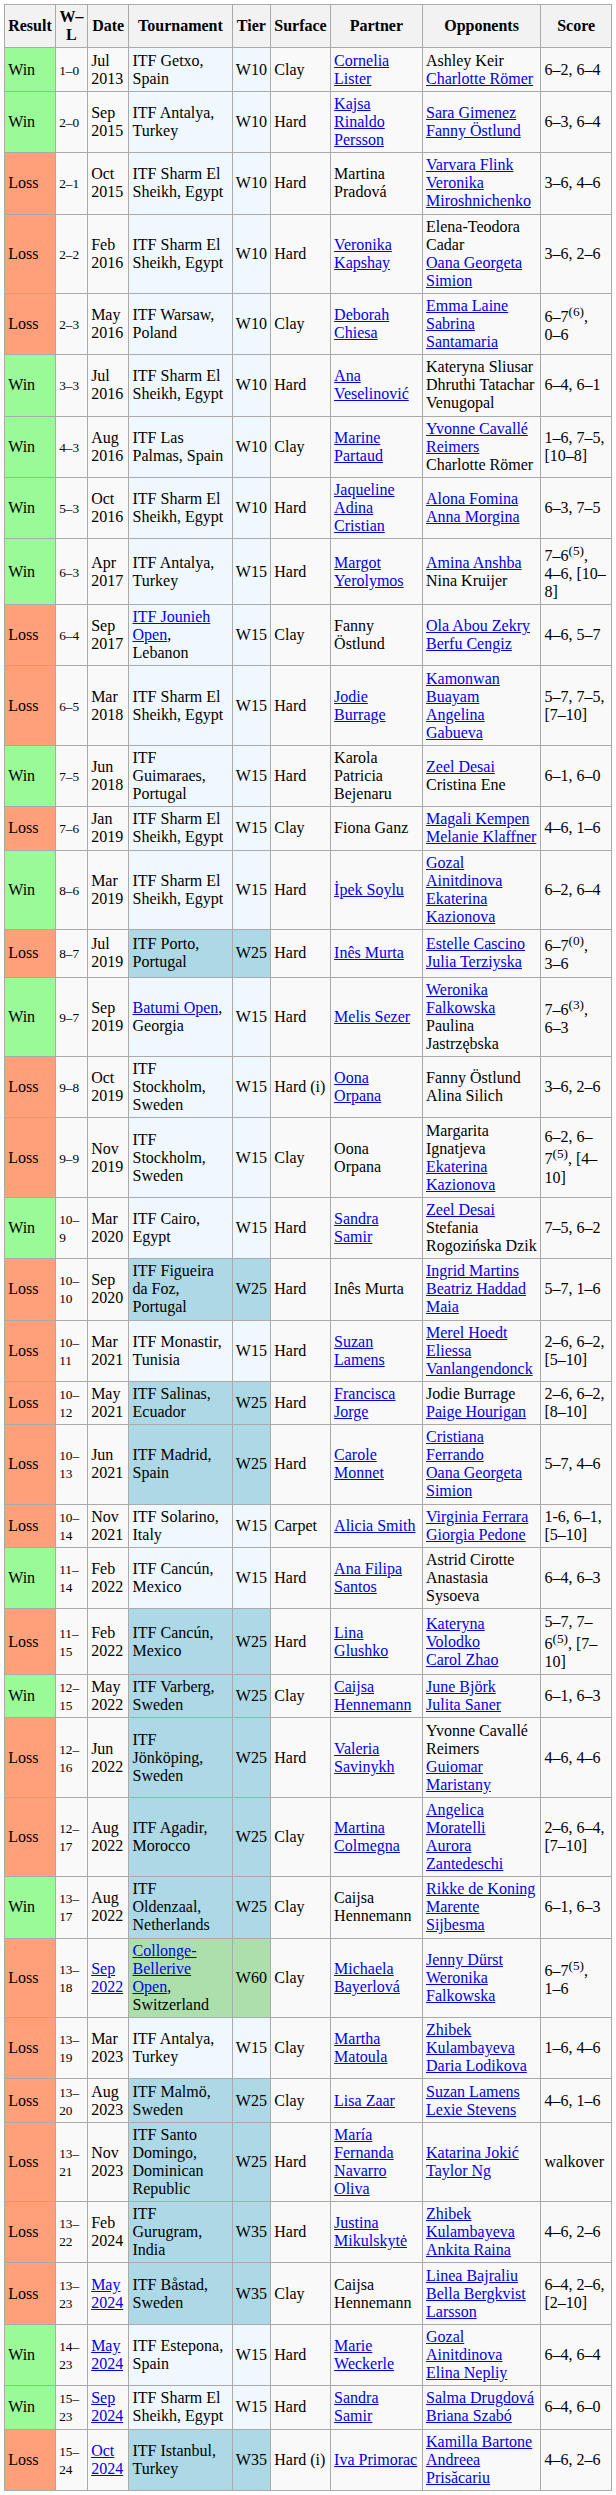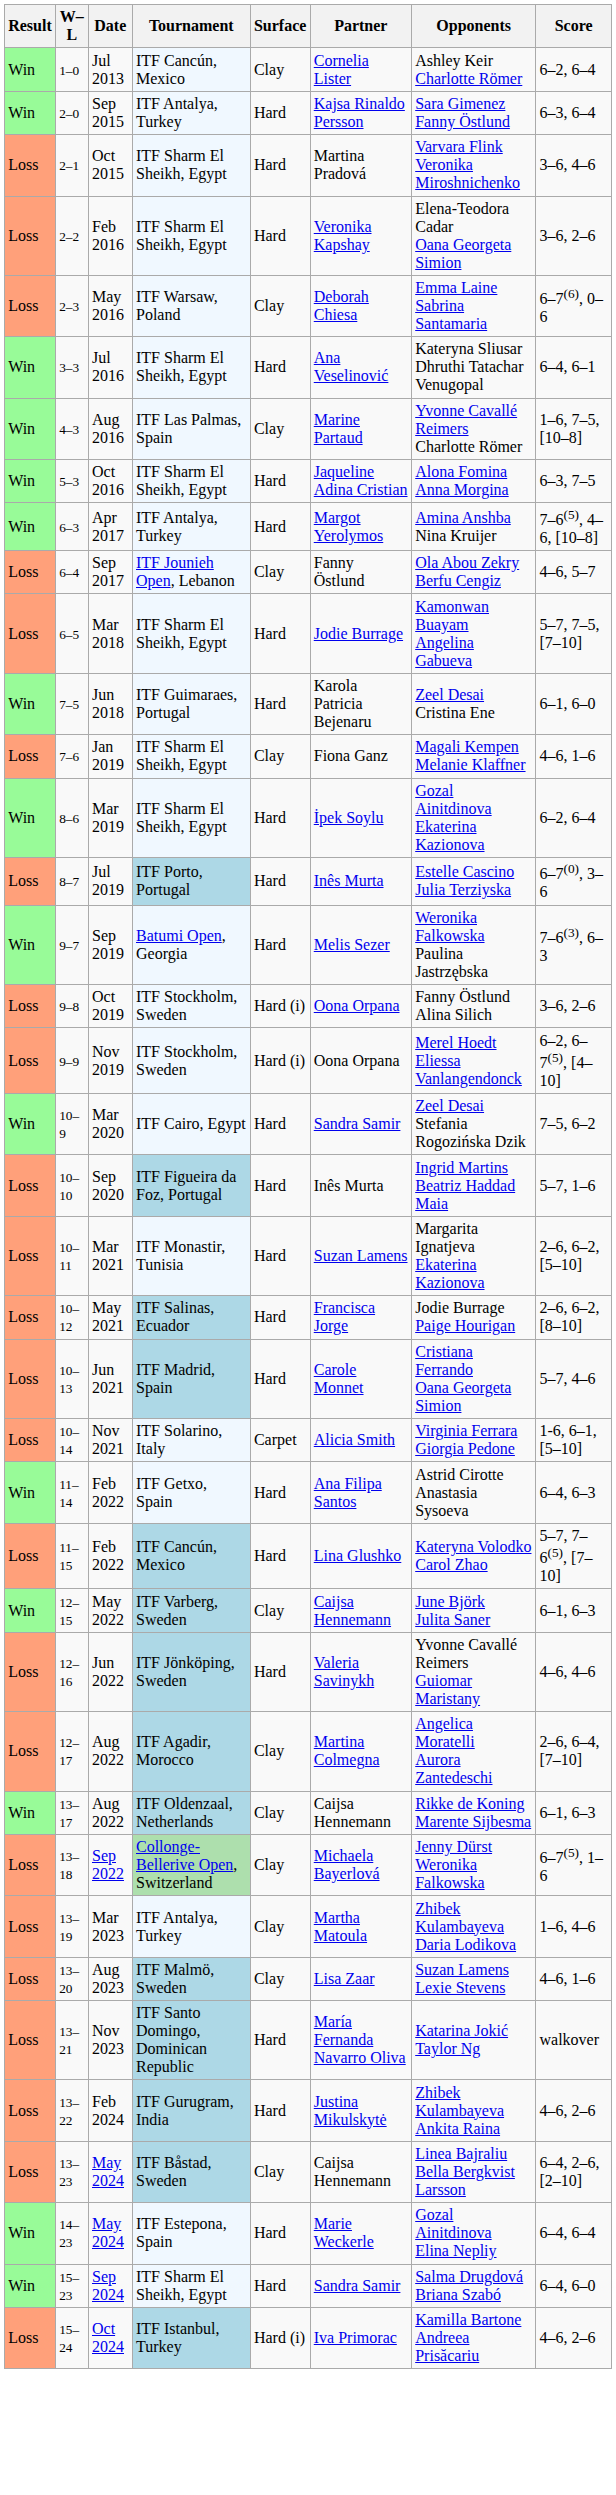- column: (251, 26)
(168, 69) ITF Getxo, Spain -> (176, 69) ITF Cancún, Mexico
(289, 1157) Clay -> (279, 1060) Hard (i)
(461, 1157) Margarita Ignatjeva Ekaterina Kazionova -> (469, 1060) Merel Hoedt Eliessa Vanlangendonck
(479, 1350) Merel Hoedt Eliessa Vanlangendonck -> (450, 1256) Margarita Ignatjeva Ekaterina Kazionova
(173, 1578) ITF Cancún, Mexico -> (172, 1492) ITF Getxo, Spain
